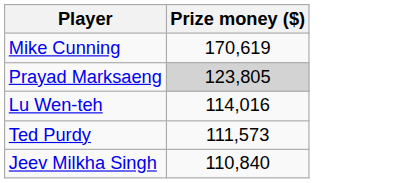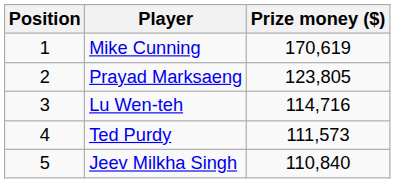+ column: (45, 18)
(238, 76) lightgrey background -> (318, 76) no background
(238, 105) 114,016 -> (318, 105) 114,716
